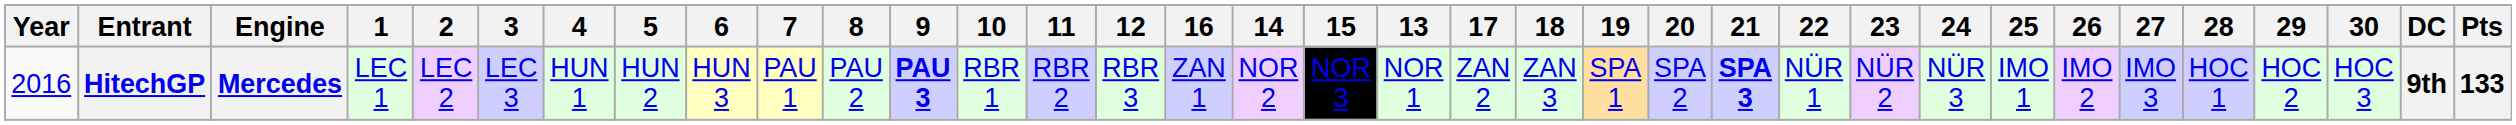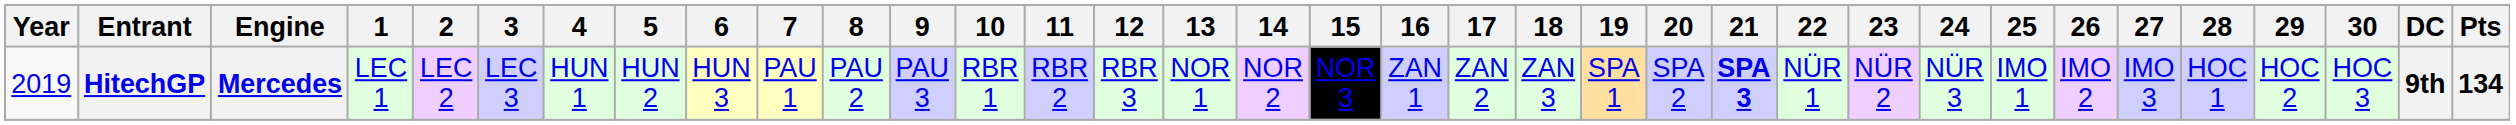columns swapped: (1414, 26) <-> (1199, 26)
(41, 83) 2016 -> (41, 83) 2019
(923, 83) bold -> (922, 83) normal
(2482, 83) 133 -> (2481, 83) 134
